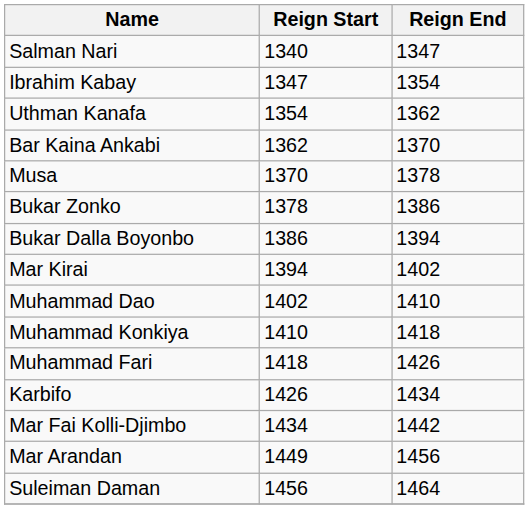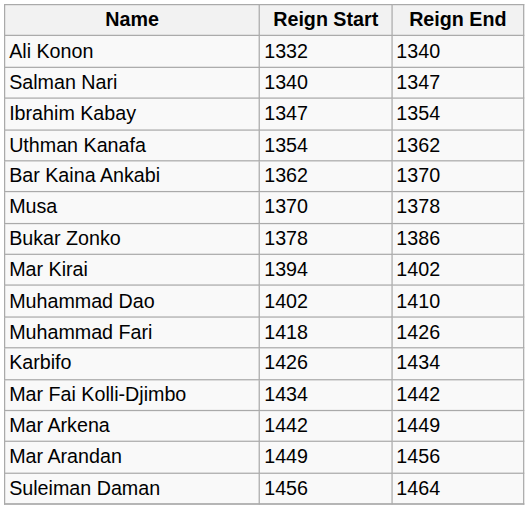+ row: (51, 51)
- row: (102, 238)
- row: (99, 332)
+ row: (59, 425)
